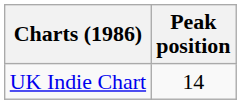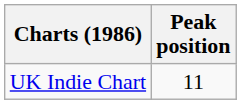(193, 81) 14 -> (193, 81) 11
